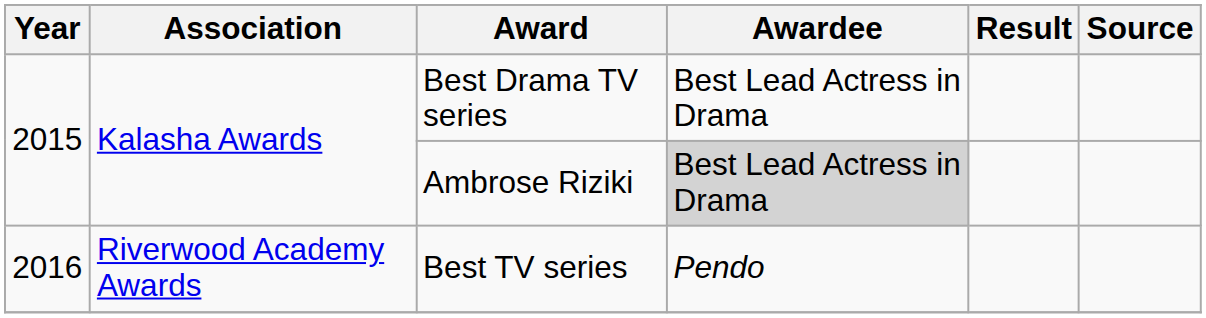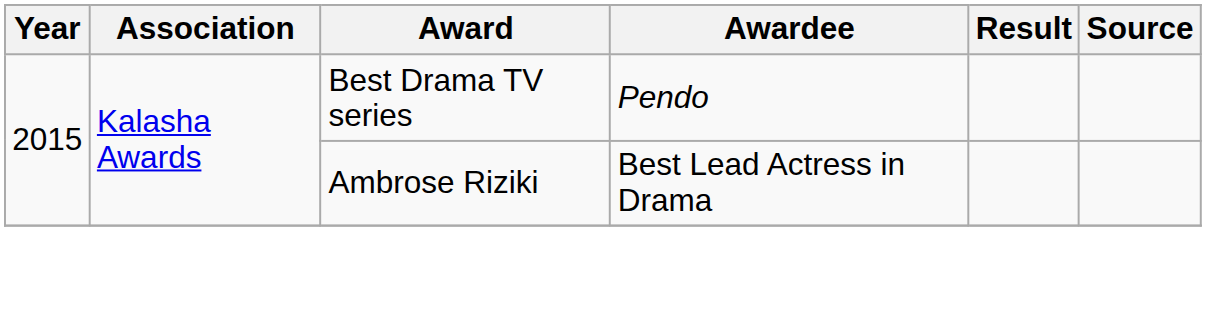(817, 97) Best Lead Actress in Drama -> (663, 97) Pendo
(817, 182) lightgrey background -> (761, 182) no background
- row: (525, 268)
